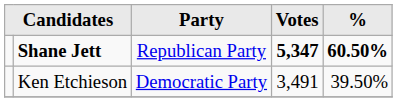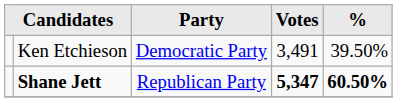rows swapped: (59, 50) <-> (72, 81)
